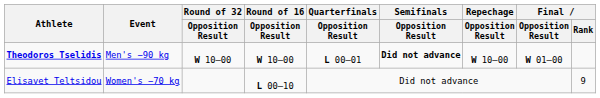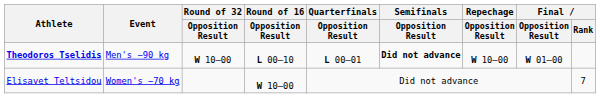(275, 60) W 10–00 -> (275, 60) L 00–10
(275, 85) L 00–10 -> (275, 85) W 10–00
(583, 80) 9 -> (583, 80) 7
